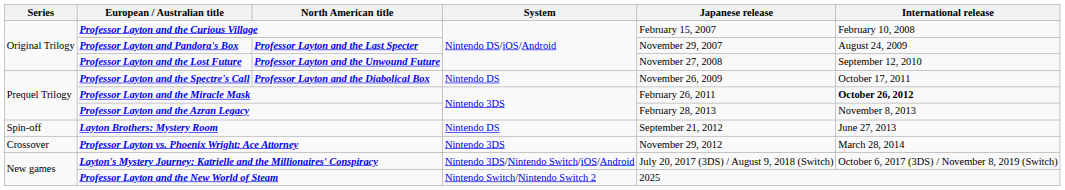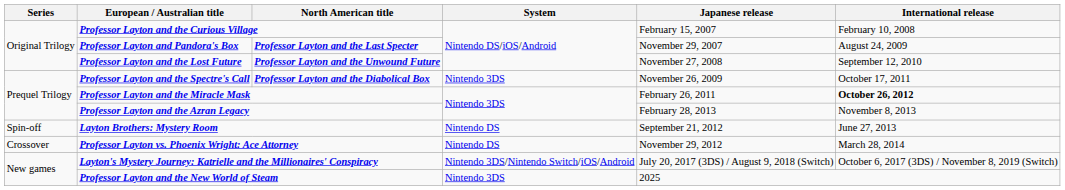(472, 78) Nintendo DS -> (475, 78) Nintendo 3DS
(475, 144) Nintendo 3DS -> (472, 144) Nintendo DS
(521, 177) Nintendo Switch/Nintendo Switch 2 -> (475, 177) Nintendo 3DS
